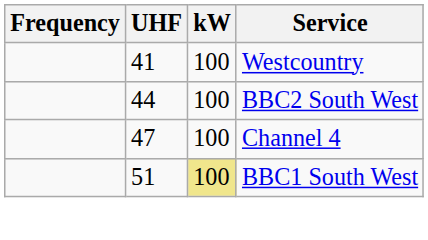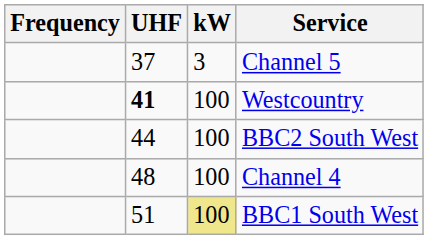+ row: (291, 61)
(143, 61) normal -> (143, 100) bold
(143, 138) 47 -> (143, 176) 48
